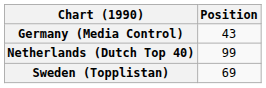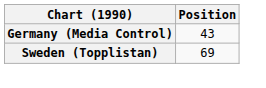- row: (101, 53)
